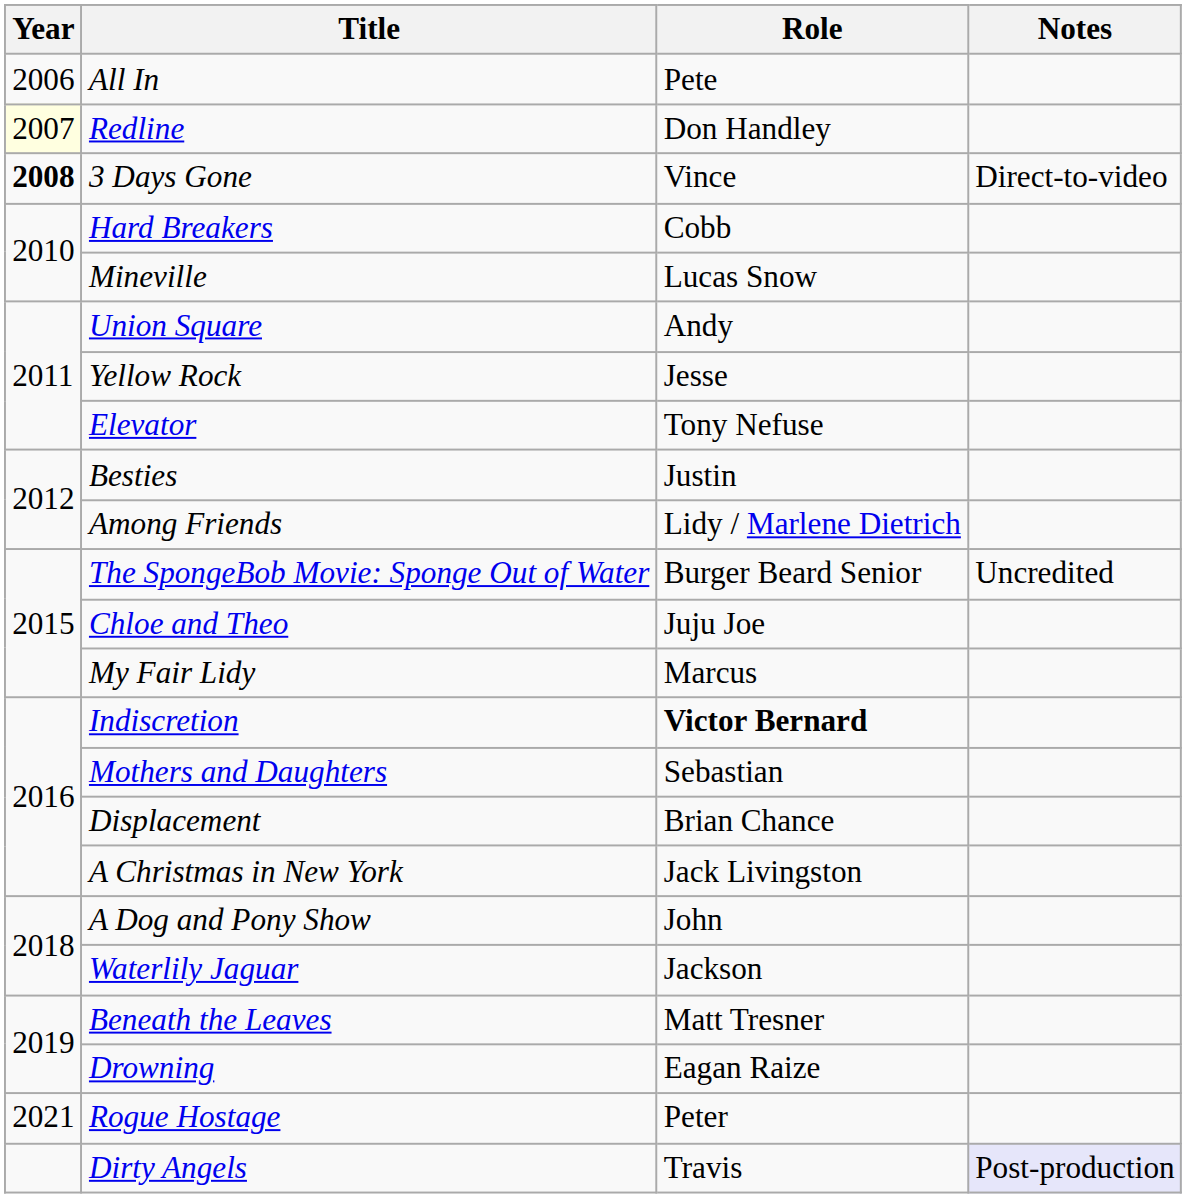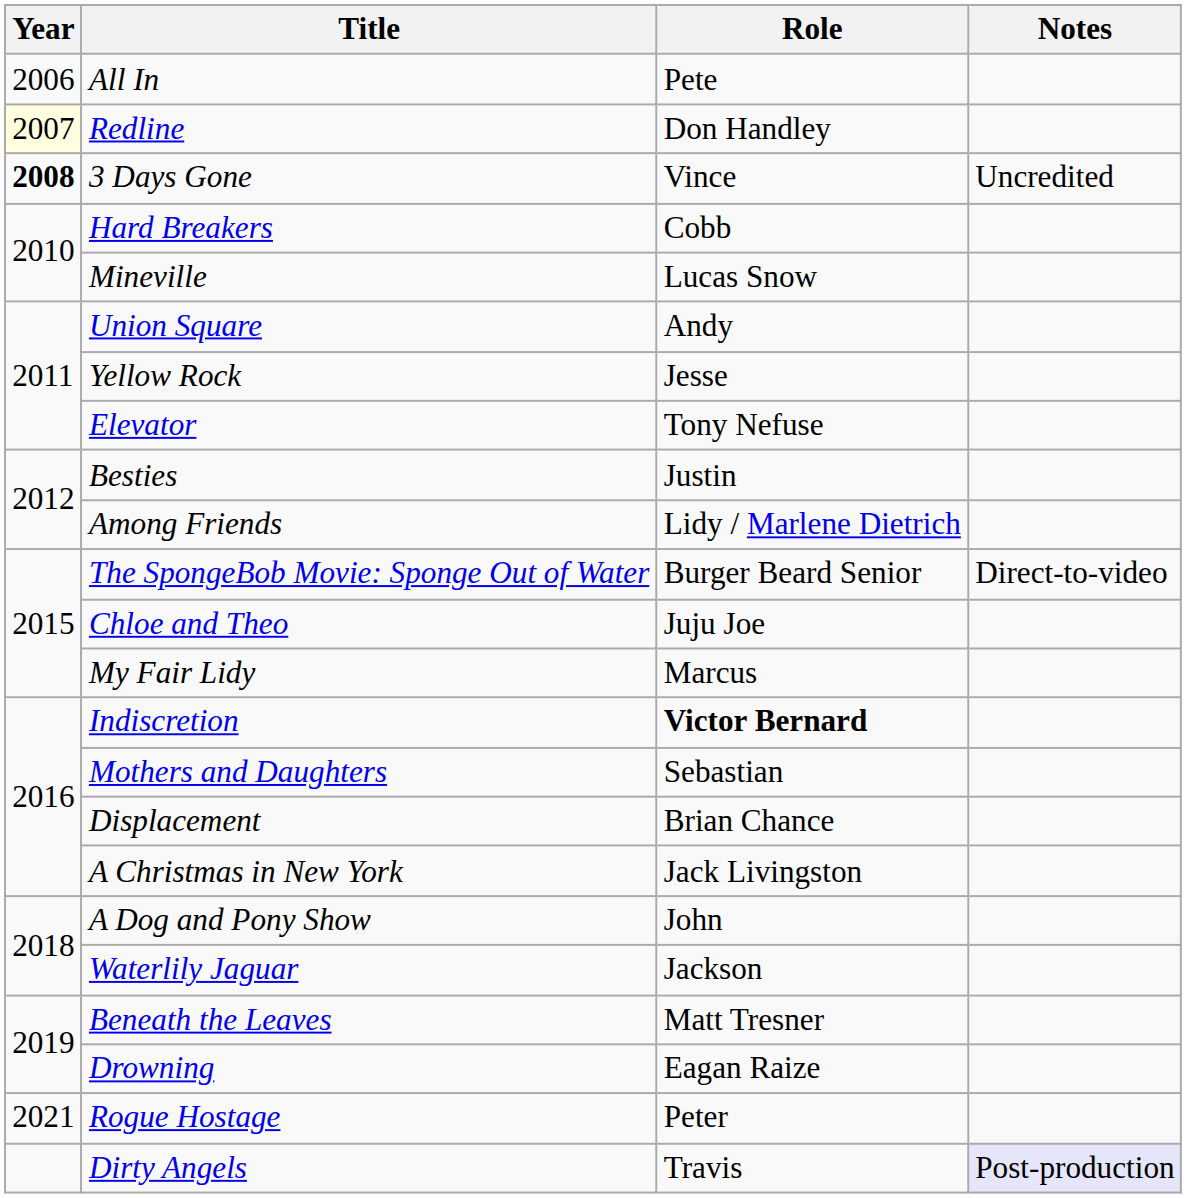(1071, 177) Direct-to-video -> (1045, 177) Uncredited
(1045, 573) Uncredited -> (1071, 573) Direct-to-video
